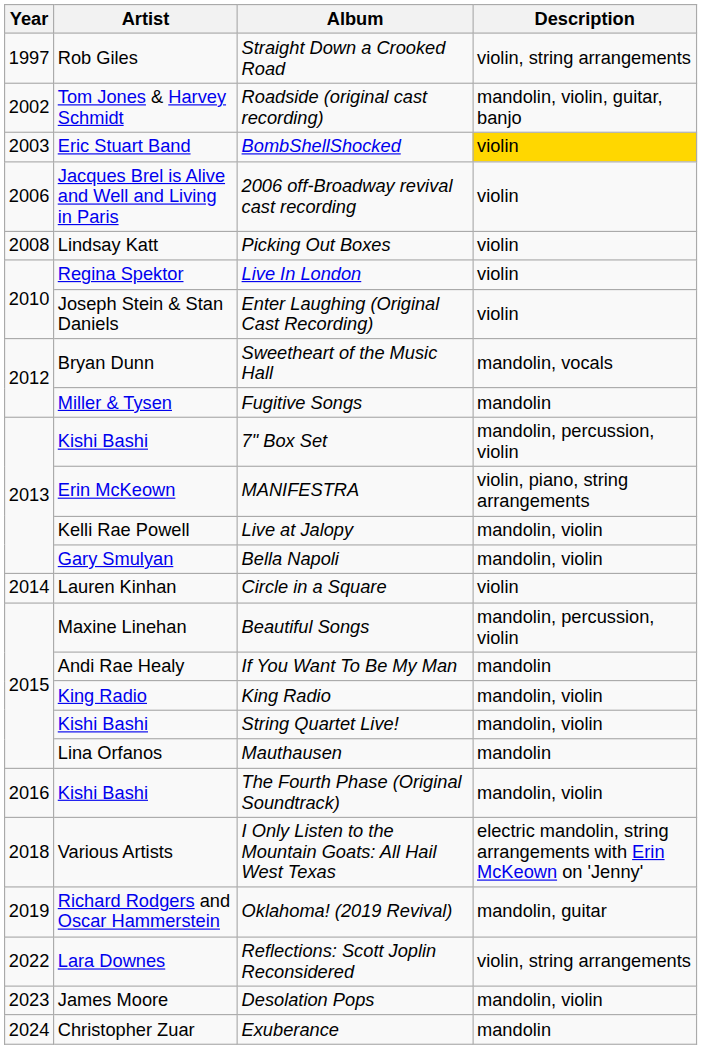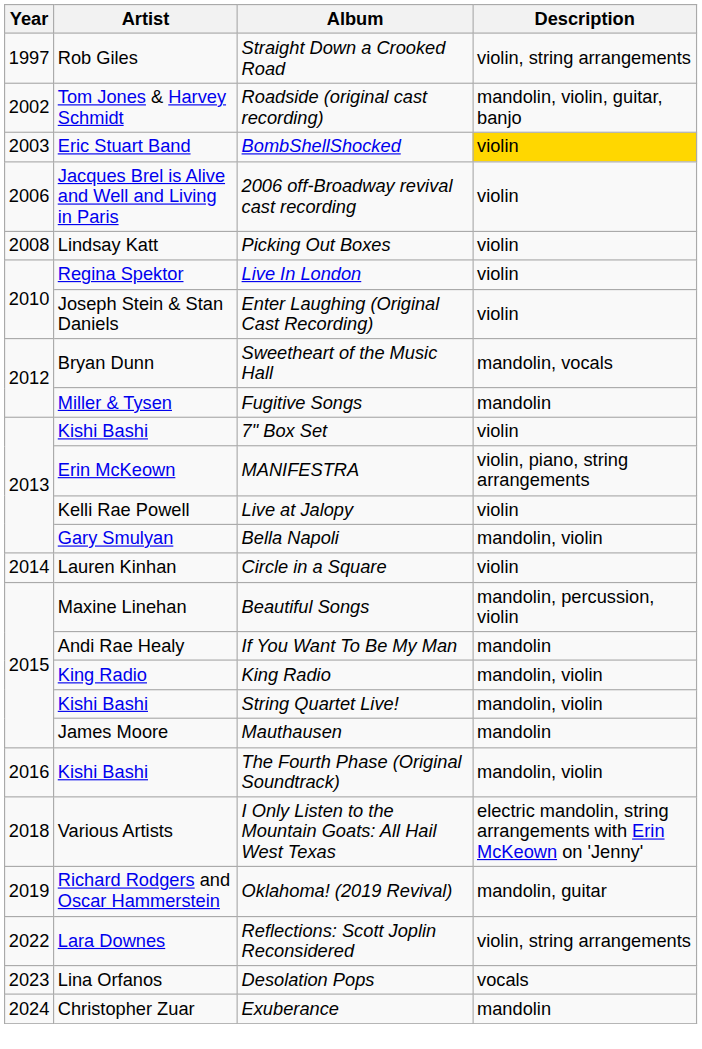(566, 441) mandolin, percussion, violin -> (498, 431) violin
(540, 530) mandolin, violin -> (498, 509) violin
(110, 753) Lina Orfanos -> (113, 732) James Moore
(113, 1000) James Moore -> (110, 979) Lina Orfanos
(540, 1000) mandolin, violin -> (503, 979) vocals
